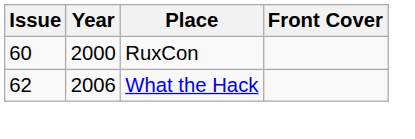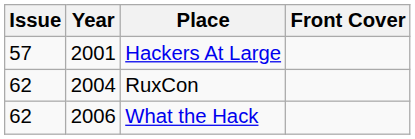+ row: (203, 52)
(21, 52) 60 -> (21, 85) 62
(93, 52) 2000 -> (93, 85) 2004
